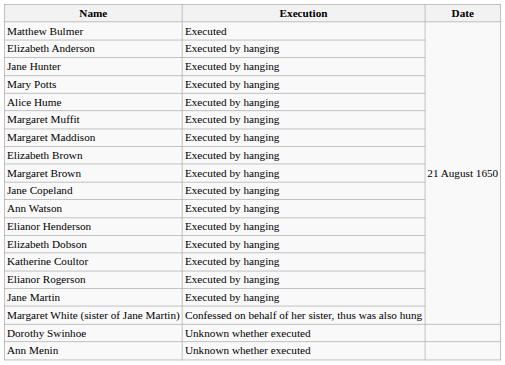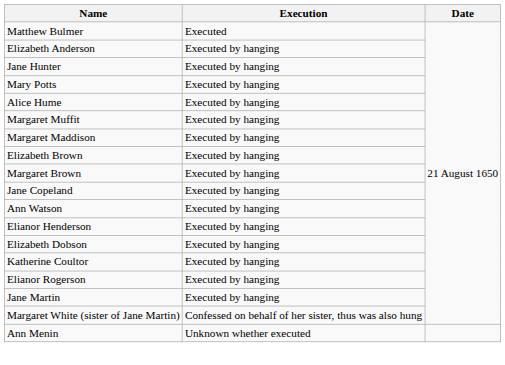- row: (47, 333)
